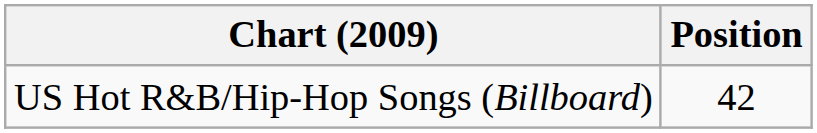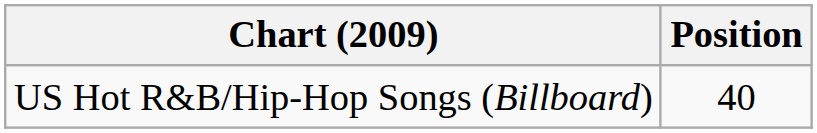(737, 95) 42 -> (737, 95) 40
